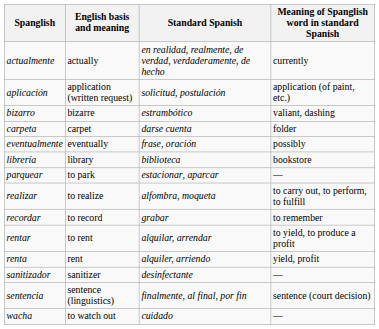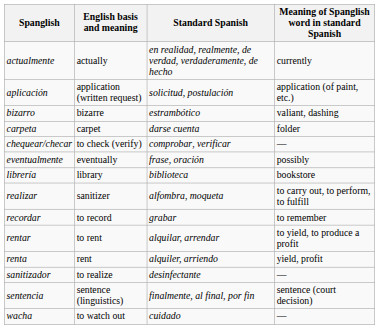+ row: (39, 144)
- row: (25, 175)
(85, 196) to realize -> (93, 196) sanitizer
(84, 274) sanitizer -> (95, 274) to realize
